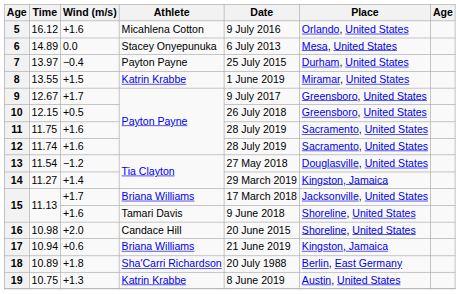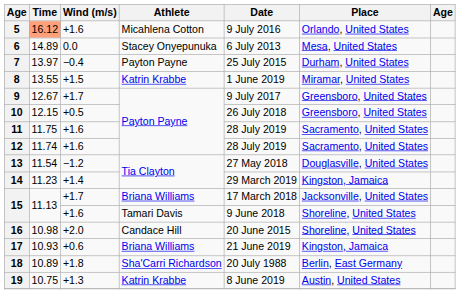(45, 29) no background -> (45, 29) lightsalmon background
(44, 180) 11.27 -> (44, 180) 11.23
(45, 247) 10.94 -> (45, 247) 10.93
